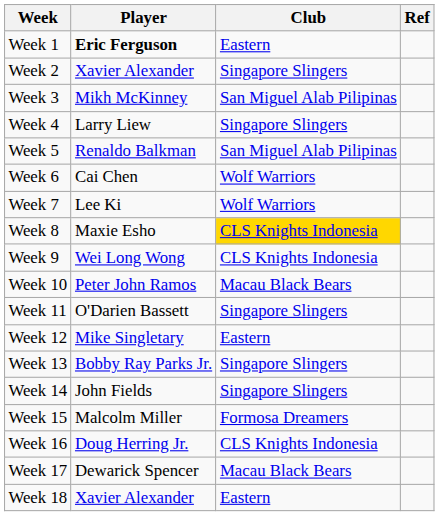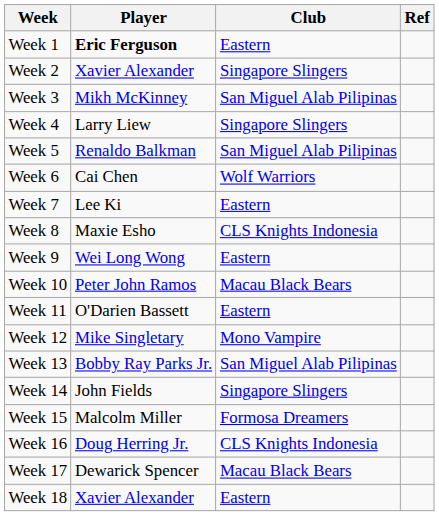(268, 204) Wolf Warriors -> (245, 204) Eastern
(299, 230) gold background -> (299, 230) no background
(299, 257) CLS Knights Indonesia -> (245, 257) Eastern
(284, 310) Singapore Slingers -> (245, 310) Eastern
(245, 337) Eastern -> (270, 337) Mono Vampire
(284, 364) Singapore Slingers -> (308, 364) San Miguel Alab Pilipinas
